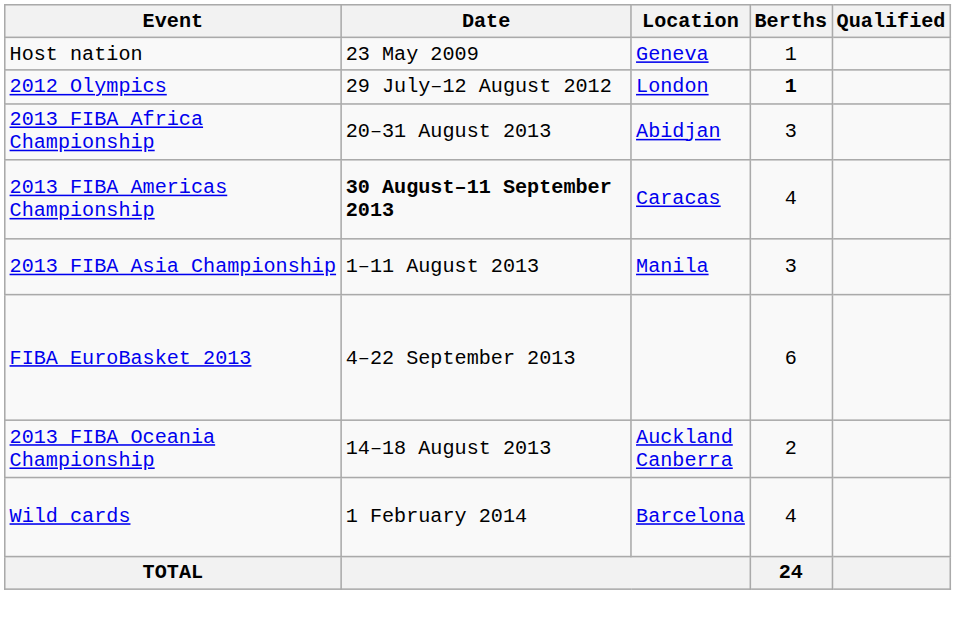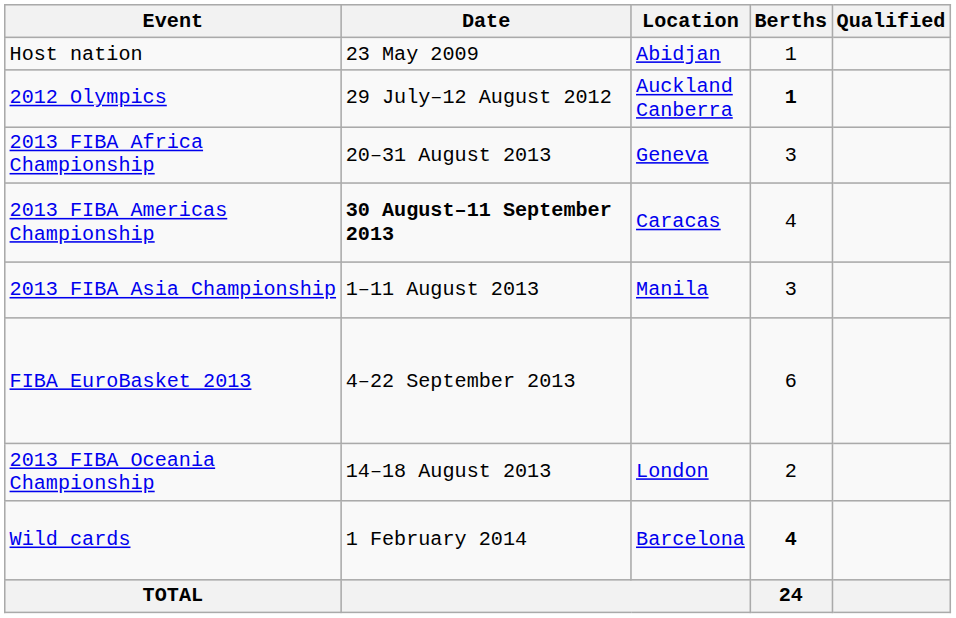(672, 54) Geneva -> (678, 54) Abidjan
(672, 87) London -> (684, 99) Auckland Canberra
(678, 131) Abidjan -> (672, 155) Geneva
(684, 449) Auckland Canberra -> (672, 472) London
(791, 516) normal -> (791, 540) bold
